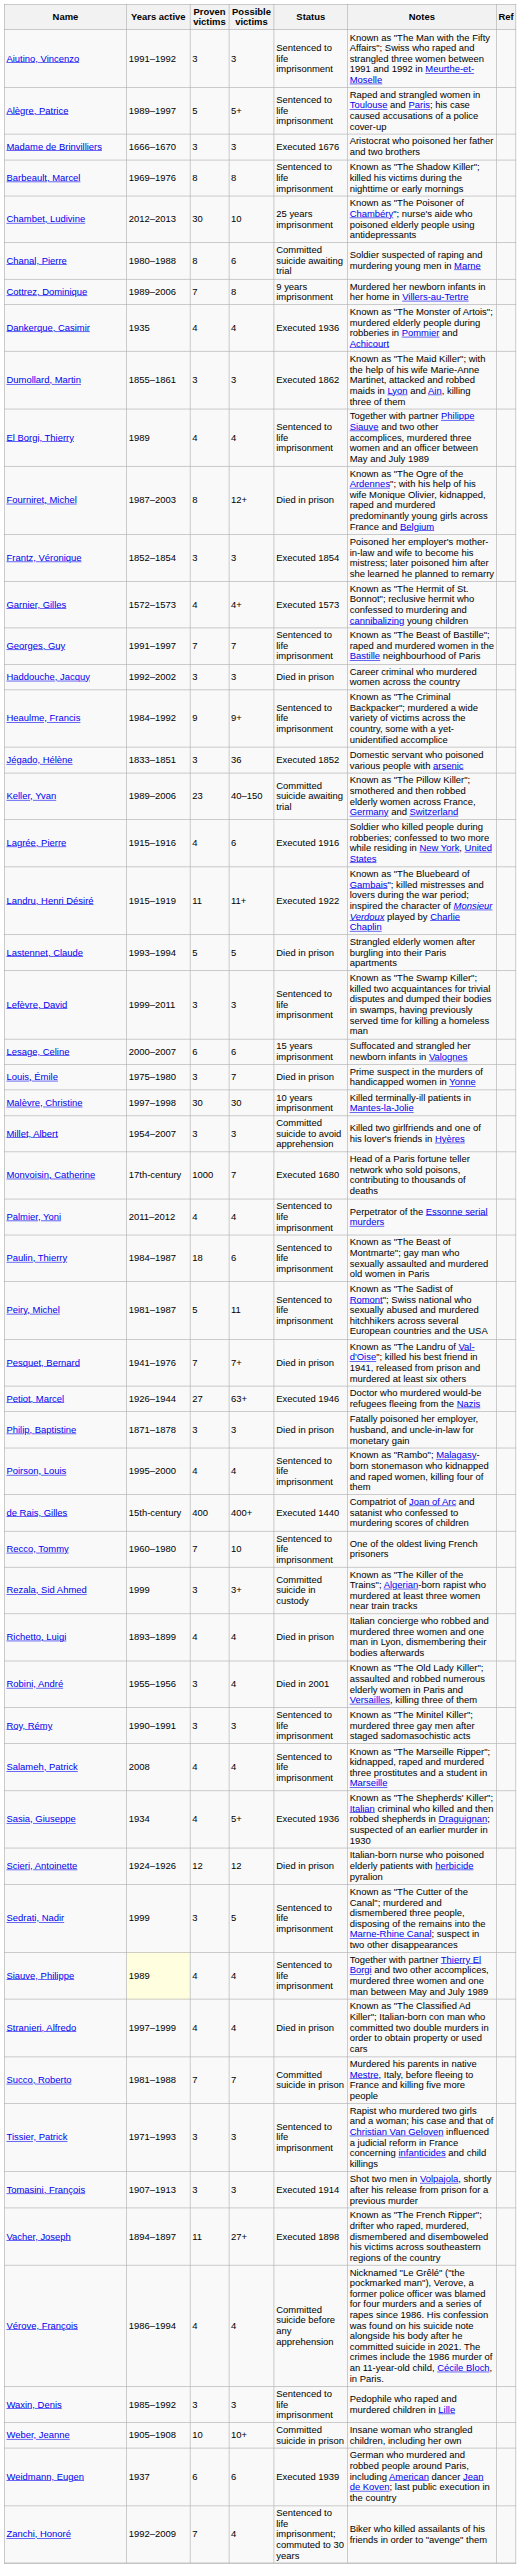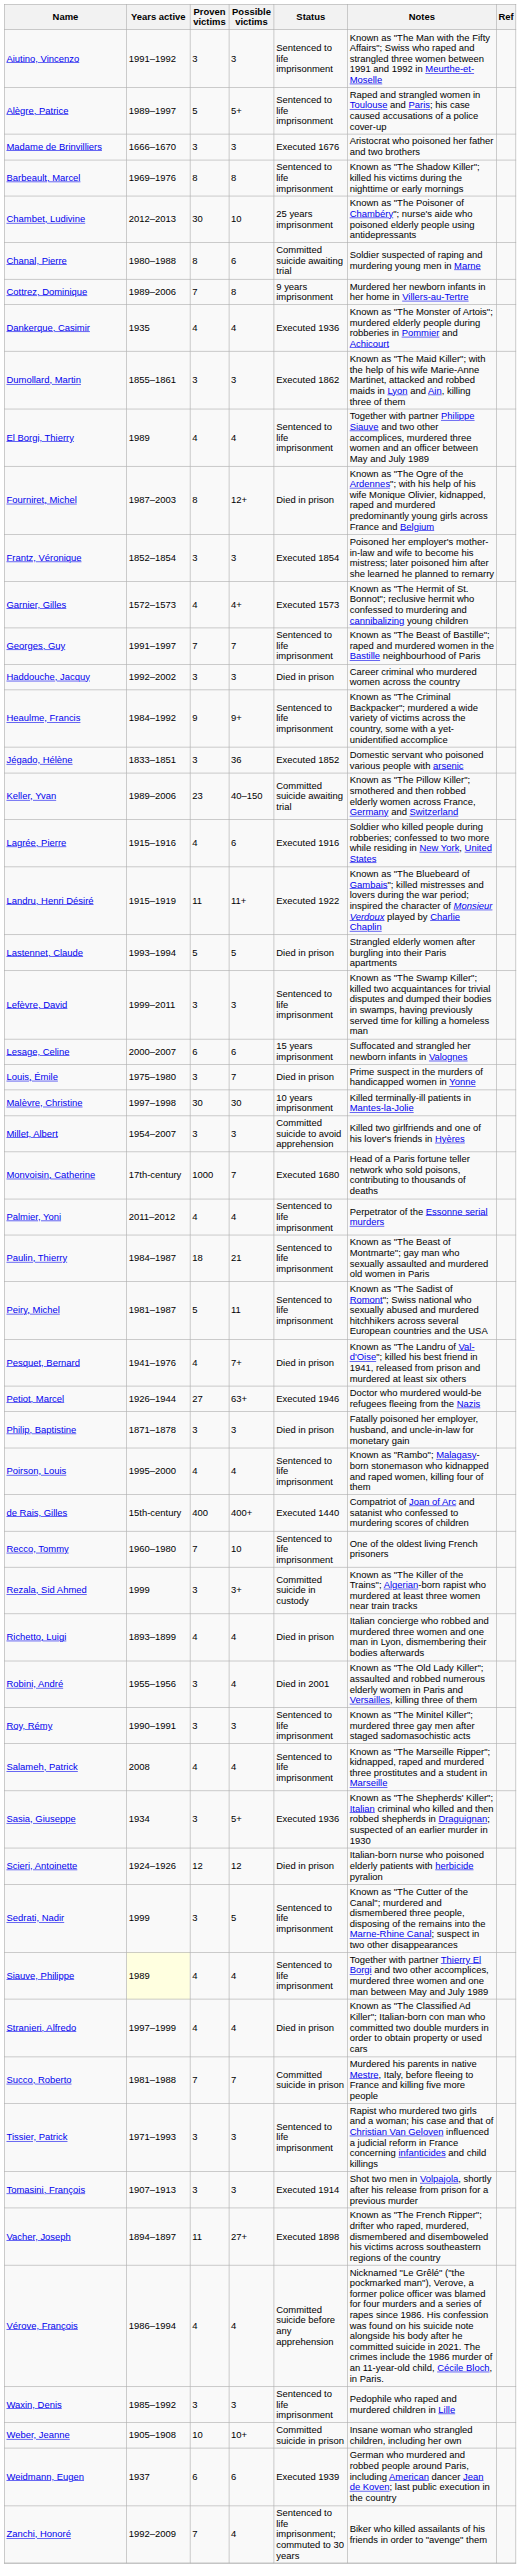(234, 1258) 6 -> (236, 1258) 21
(195, 1362) 7 -> (195, 1362) 4
(195, 1819) 4 -> (195, 1819) 3
